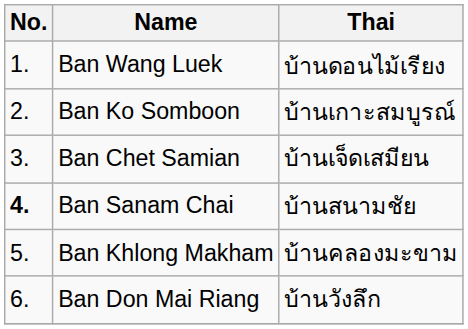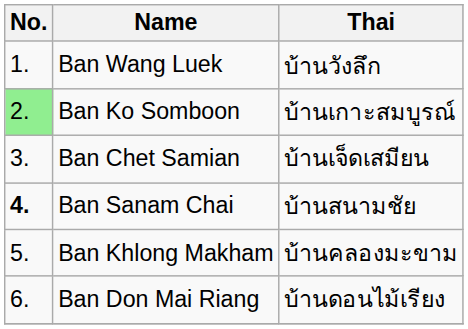(365, 65) บ้านดอนไม้เรียง -> (333, 65) บ้านวังลึก
(20, 111) no background -> (20, 111) lightgreen background
(333, 300) บ้านวังลึก -> (365, 300) บ้านดอนไม้เรียง
